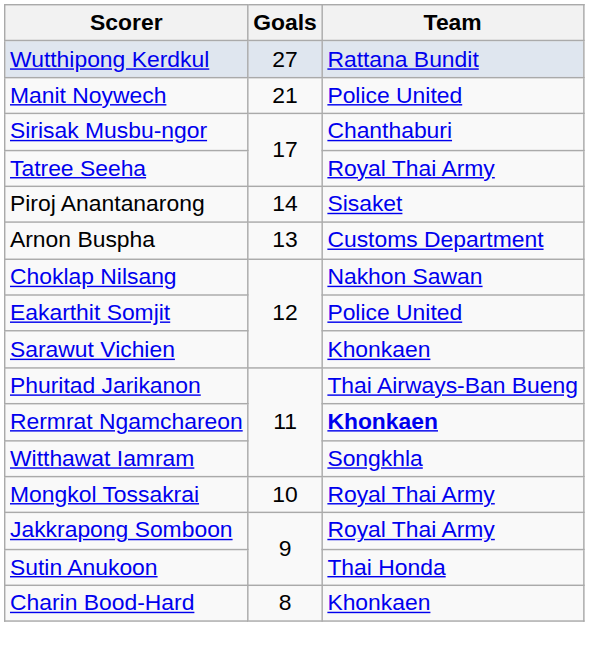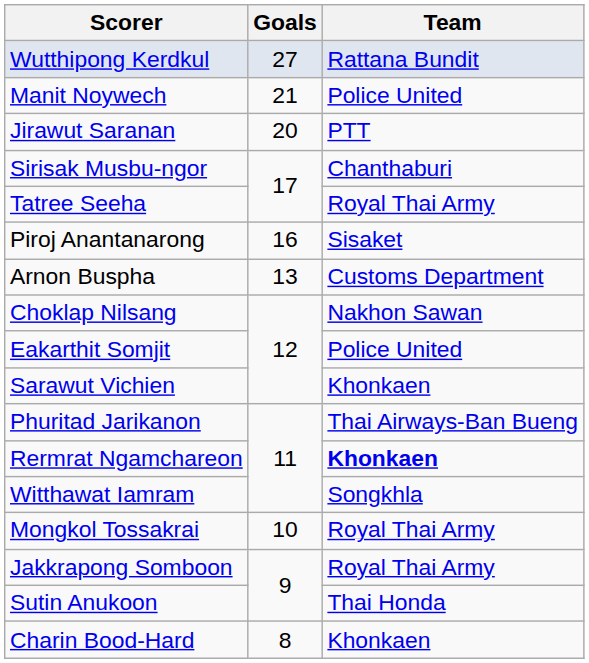+ row: (93, 131)
(285, 204) 14 -> (285, 240) 16
